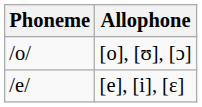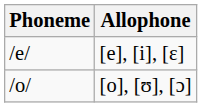rows swapped: (142, 85) <-> (146, 53)
